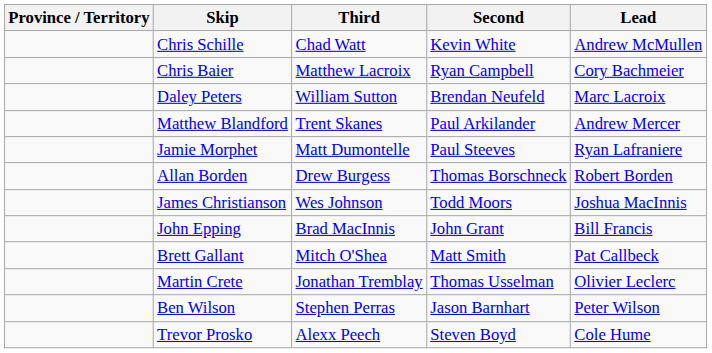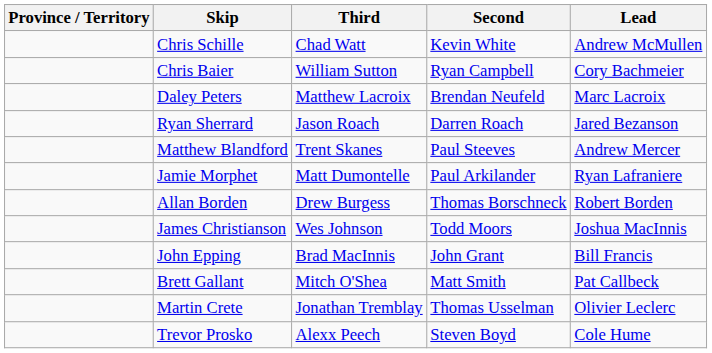(353, 70) Matthew Lacroix -> (346, 70) William Sutton
(346, 96) William Sutton -> (353, 96) Matthew Lacroix
+ row: (205, 123)
(483, 123) Paul Arkilander -> (473, 149) Paul Steeves
(473, 149) Paul Steeves -> (483, 176) Paul Arkilander
- row: (196, 307)
